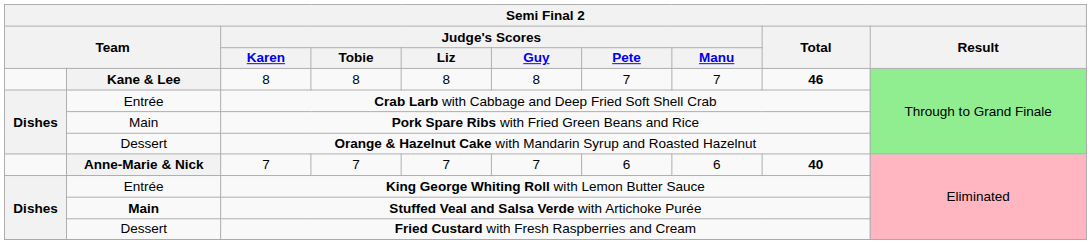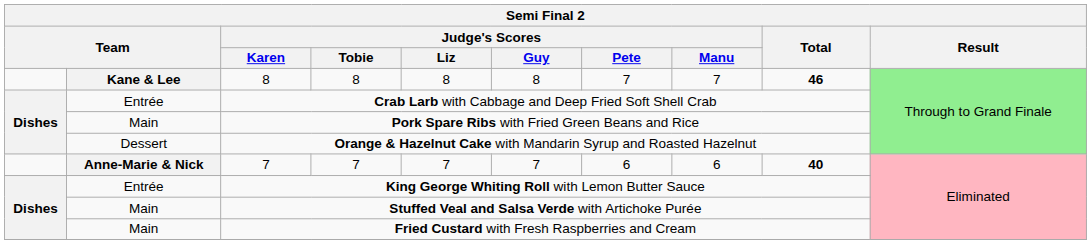(144, 208) bold -> (144, 208) normal
(144, 229) Dessert -> (144, 229) Main
